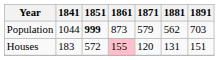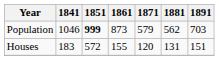(69, 30) 1044 -> (69, 30) 1046
(119, 47) pink background -> (119, 47) no background
